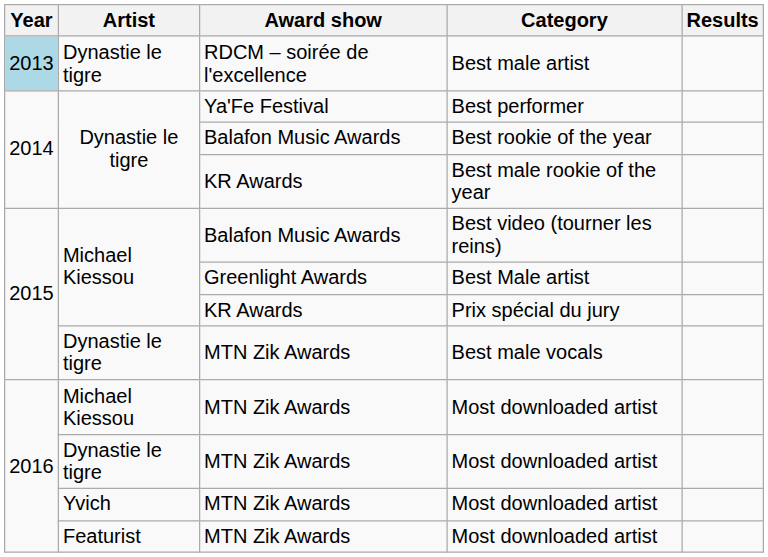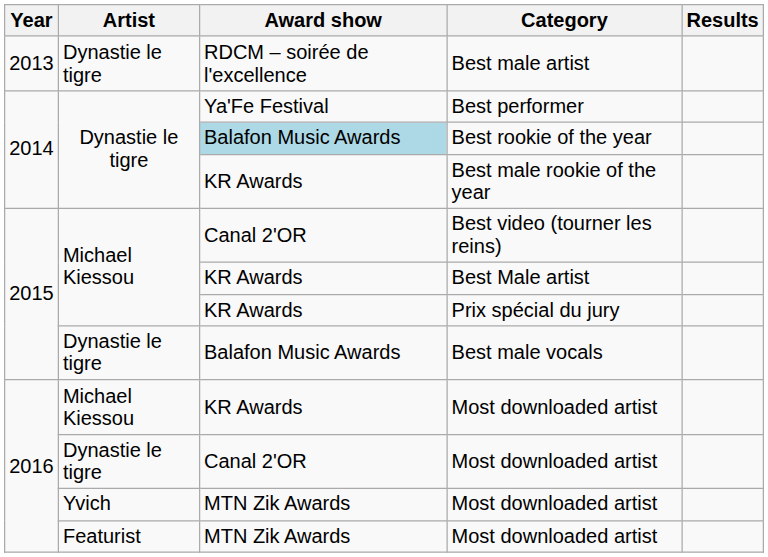(31, 63) lightblue background -> (31, 63) no background
(302, 138) no background -> (302, 138) lightblue background
(302, 235) Balafon Music Awards -> (255, 235) Canal 2'OR
(286, 278) Greenlight Awards -> (253, 278) KR Awards
(277, 352) MTN Zik Awards -> (302, 352) Balafon Music Awards
(277, 407) MTN Zik Awards -> (253, 407) KR Awards
(277, 461) MTN Zik Awards -> (255, 461) Canal 2'OR
